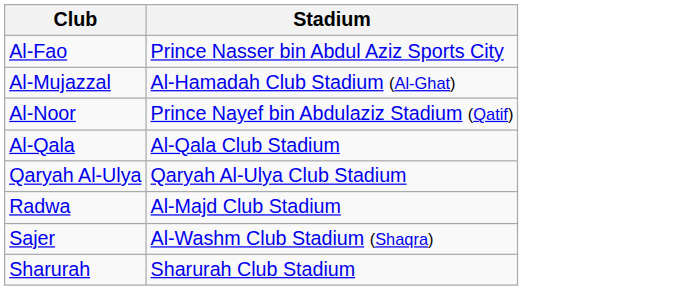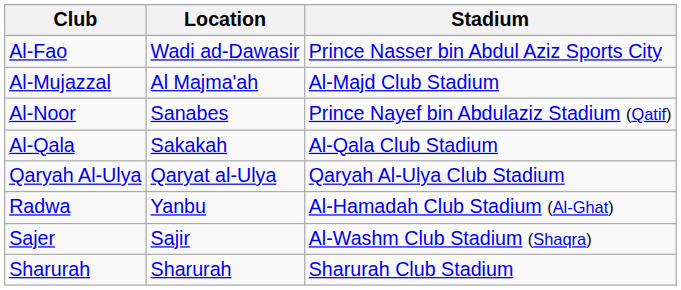+ column: (225, 20)
(303, 82) Al-Hamadah Club Stadium (Al-Ghat) -> (404, 82) Al-Majd Club Stadium
(246, 207) Al-Majd Club Stadium -> (461, 207) Al-Hamadah Club Stadium (Al-Ghat)
